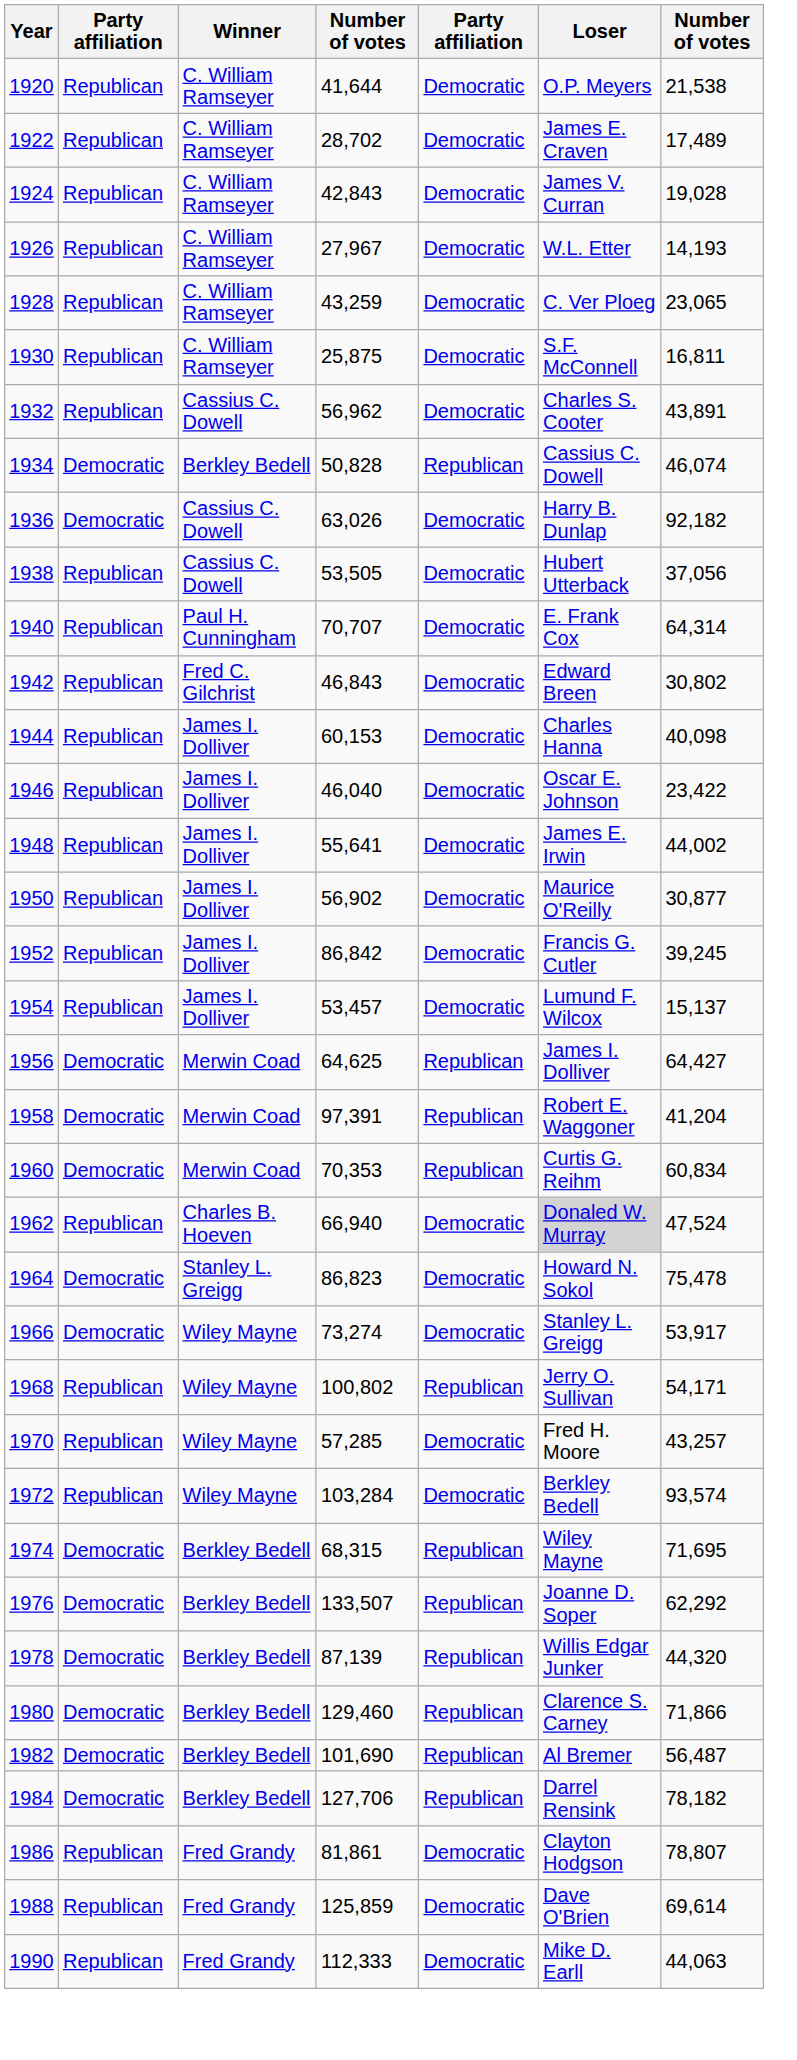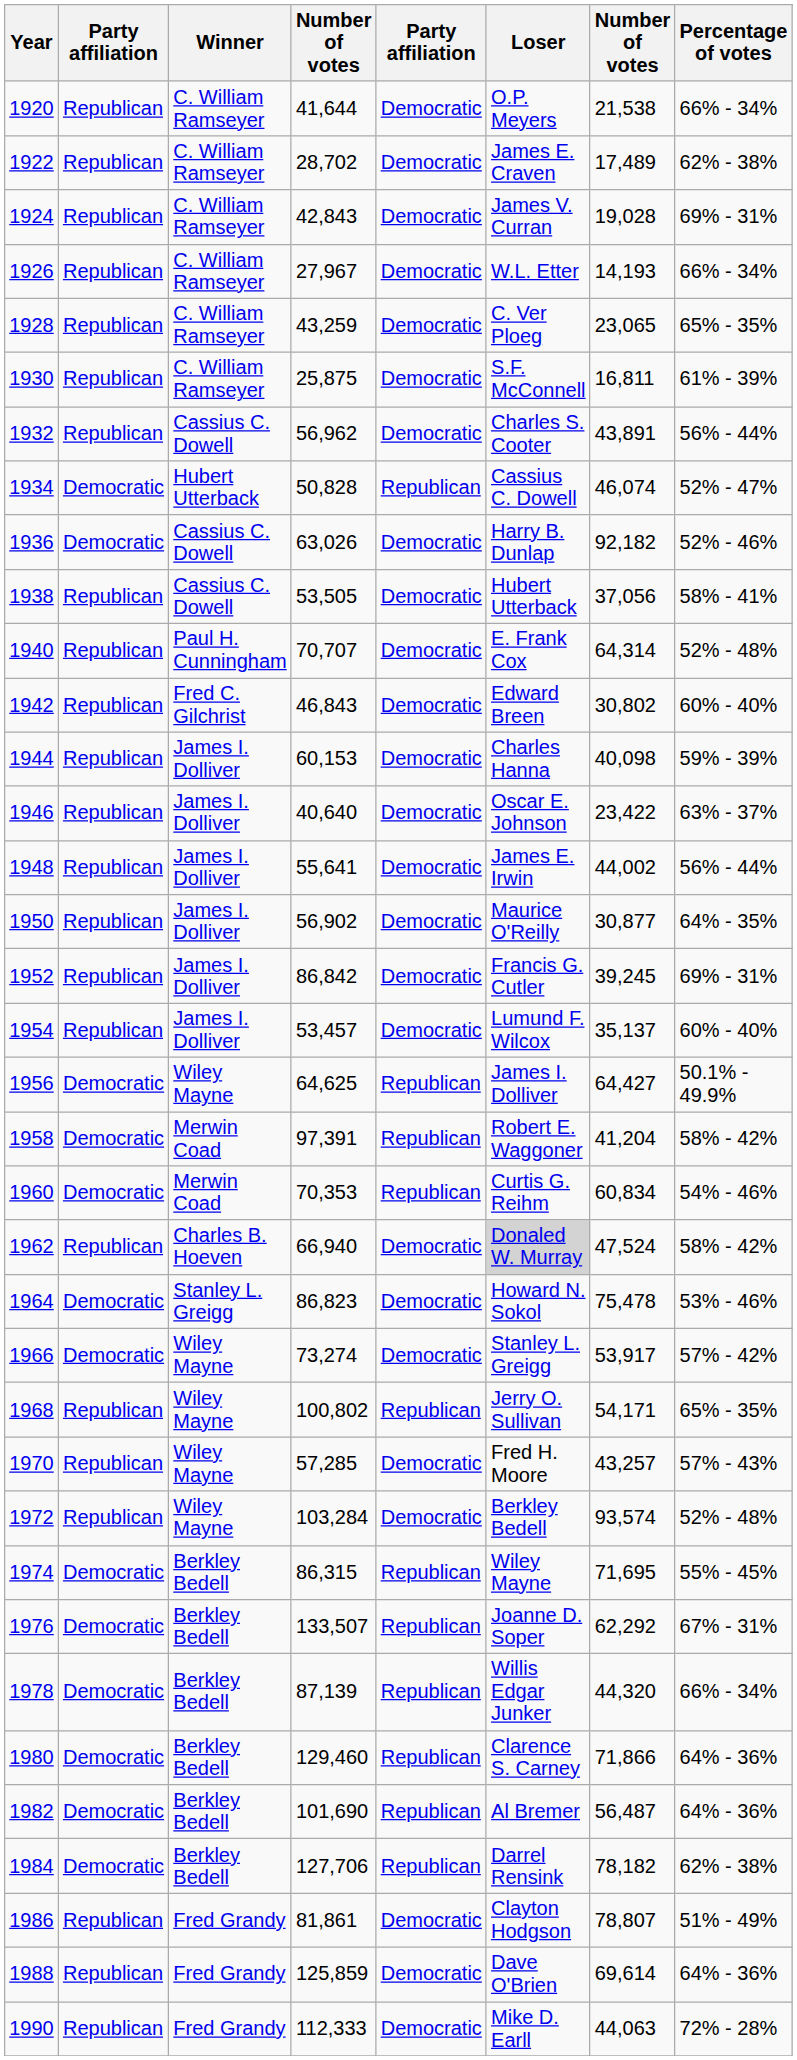+ column: (733, 42)
(247, 465) Berkley Bedell -> (216, 487) Hubert Utterback
(352, 790) 46,040 -> (326, 813) 40,640
(696, 1007) 15,137 -> (625, 1030) 35,137
(242, 1061) Merwin Coad -> (203, 1084) Wiley Mayne
(352, 1549) 68,315 -> (326, 1572) 86,315
